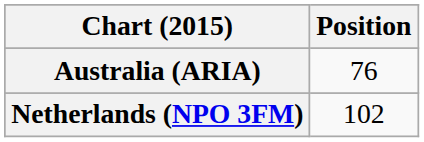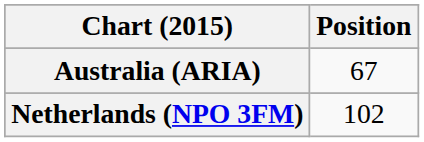(364, 70) 76 -> (364, 70) 67
